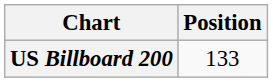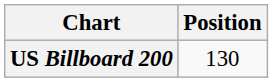(222, 58) 133 -> (222, 58) 130
